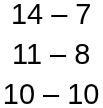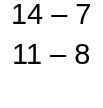- row: (51, 94)
